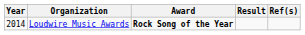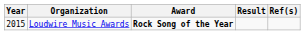(16, 24) 2014 -> (16, 24) 2015
